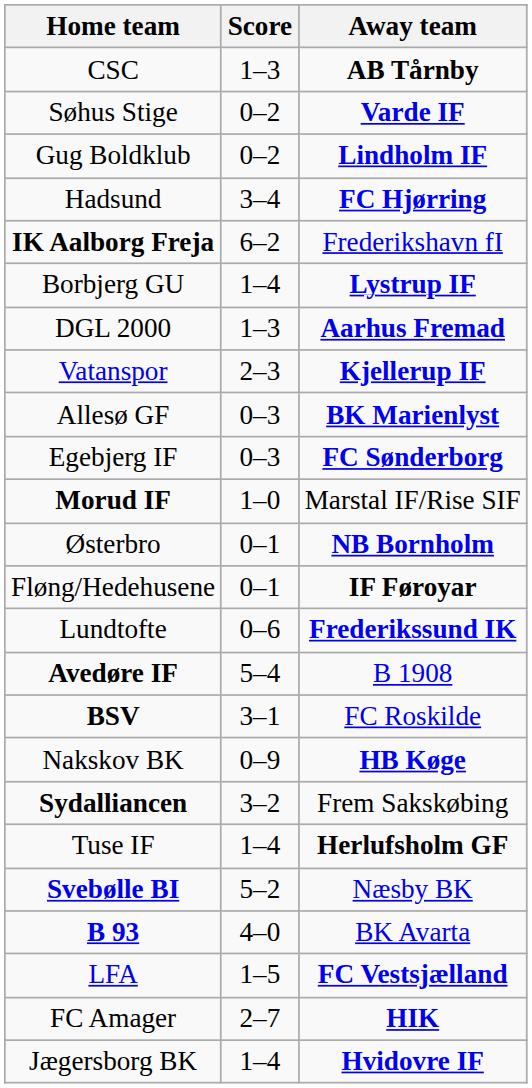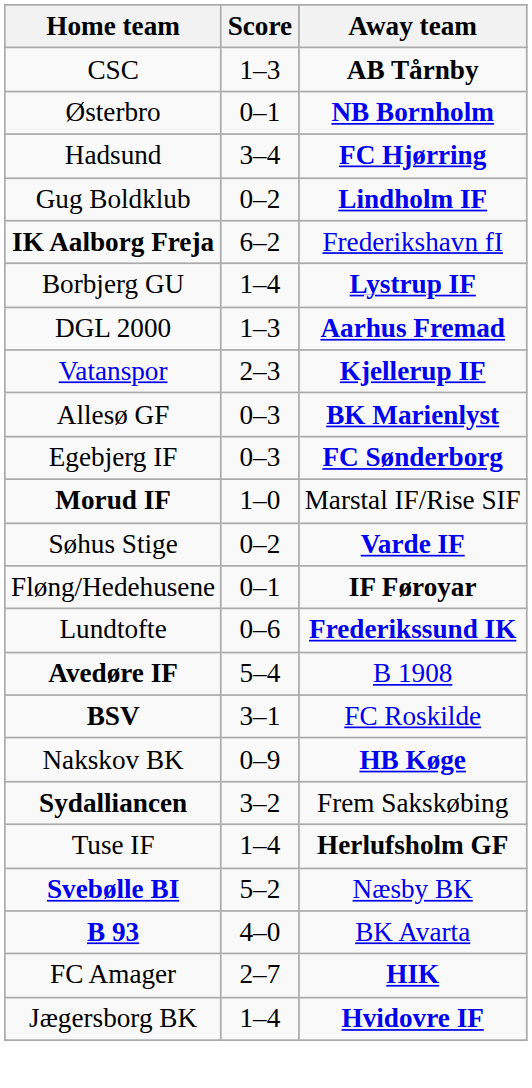rows swapped: (113, 543) <-> (113, 112)
rows swapped: (113, 155) <-> (113, 198)
- row: (113, 975)
